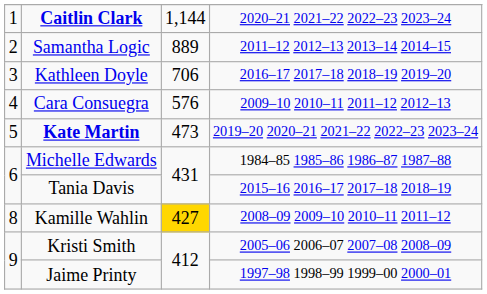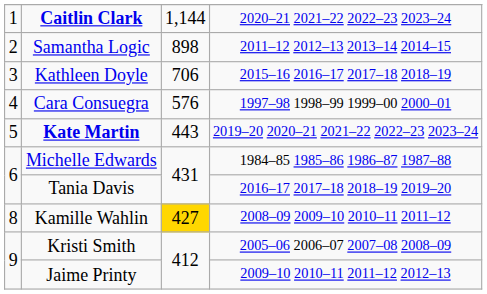(185, 47) 889 -> (185, 47) 898
(346, 75) 2016–17 2017–18 2018–19 2019–20 -> (346, 75) 2015–16 2016–17 2017–18 2018–19
(346, 103) 2009–10 2010–11 2011–12 2012–13 -> (346, 103) 1997–98 1998–99 1999–00 2000–01
(185, 132) 473 -> (185, 132) 443
(346, 189) 2015–16 2016–17 2017–18 2018–19 -> (346, 189) 2016–17 2017–18 2018–19 2019–20
(346, 274) 1997–98 1998–99 1999–00 2000–01 -> (346, 274) 2009–10 2010–11 2011–12 2012–13
